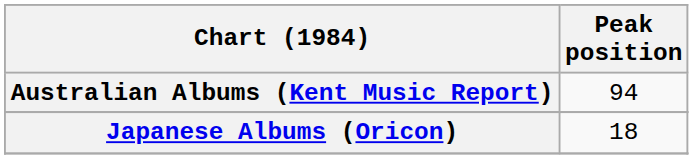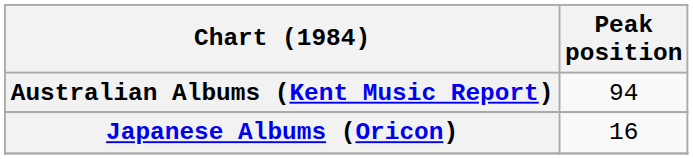(624, 133) 18 -> (624, 133) 16
